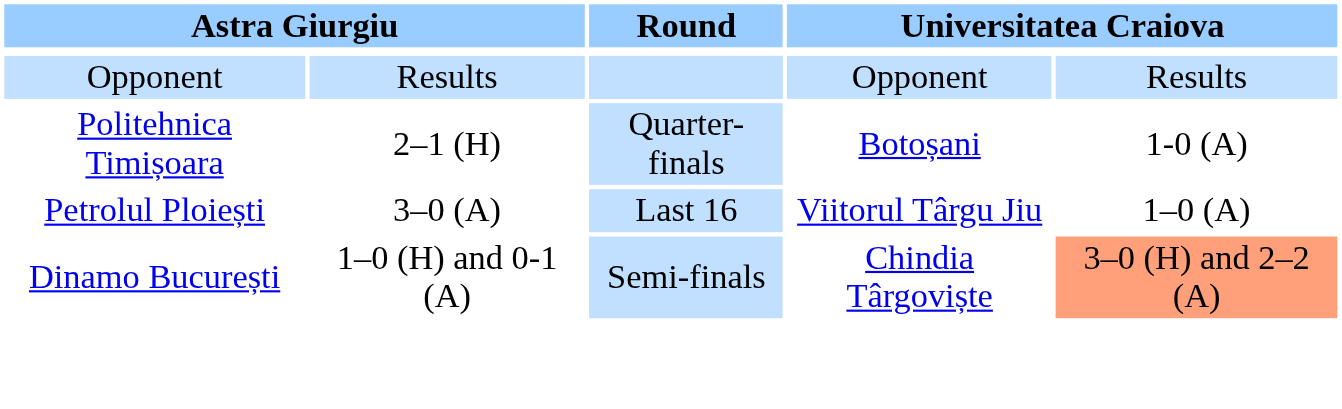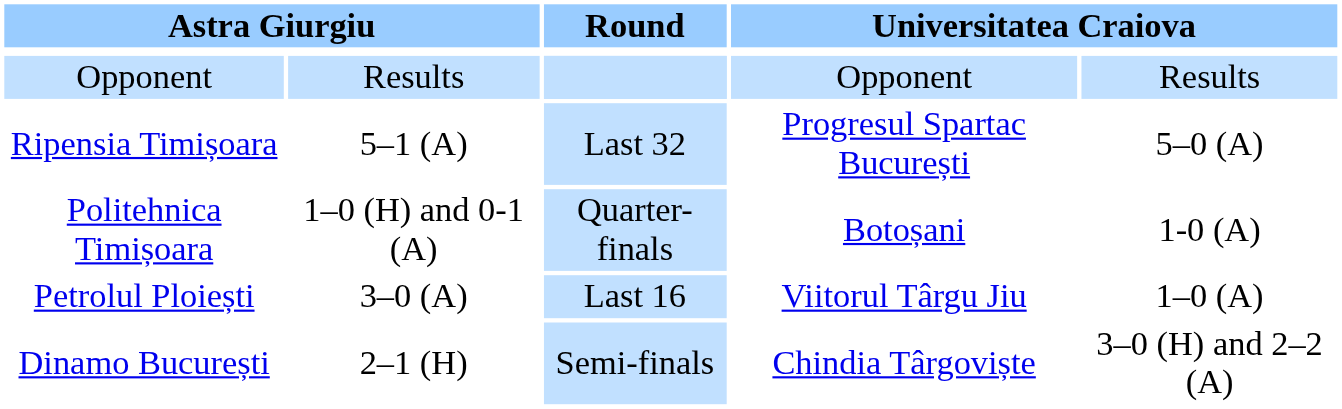+ row: (144, 143)
(447, 143) 2–1 (H) -> (414, 229) 1–0 (H) and 0-1 (A)
(447, 276) 1–0 (H) and 0-1 (A) -> (414, 362) 2–1 (H)
(1197, 276) lightsalmon background -> (1210, 362) no background
